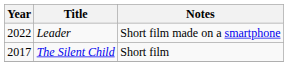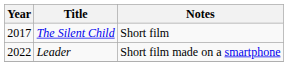rows swapped: (76, 52) <-> (54, 33)
